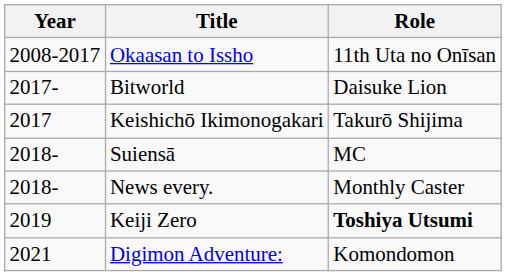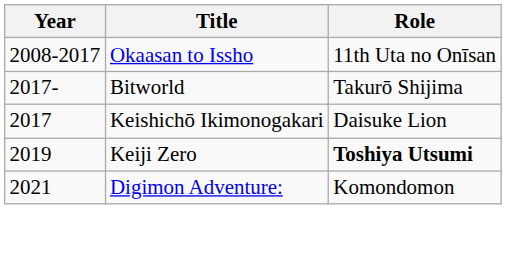(390, 87) Daisuke Lion -> (398, 87) Takurō Shijima
(398, 120) Takurō Shijima -> (390, 120) Daisuke Lion
- row: (143, 154)
- row: (162, 187)
